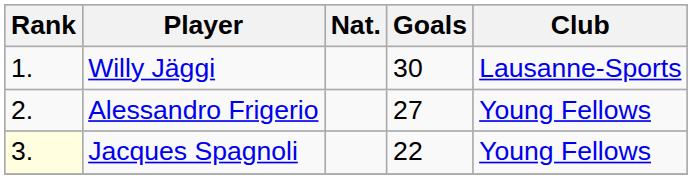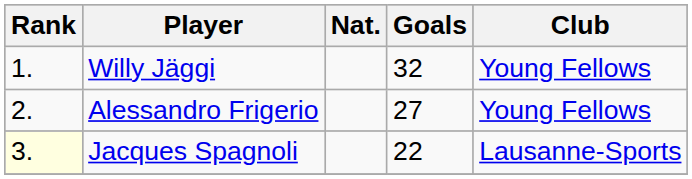(408, 67) 30 -> (408, 67) 32
(580, 67) Lausanne-Sports -> (565, 67) Young Fellows
(565, 151) Young Fellows -> (580, 151) Lausanne-Sports
